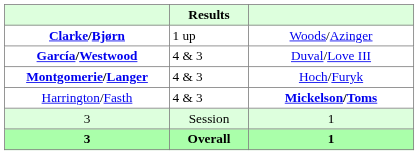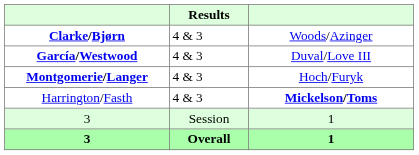(184, 35) 1 up -> (188, 35) 4 & 3
